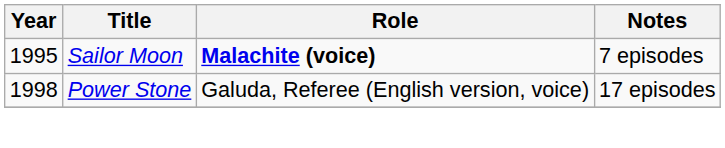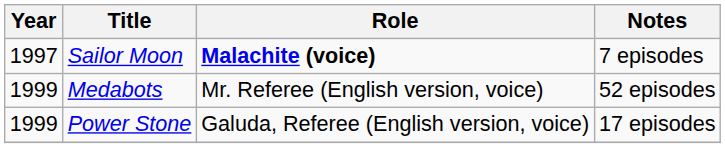(34, 55) 1995 -> (34, 55) 1997
+ row: (115, 90)
(34, 90) 1998 -> (34, 124) 1999
